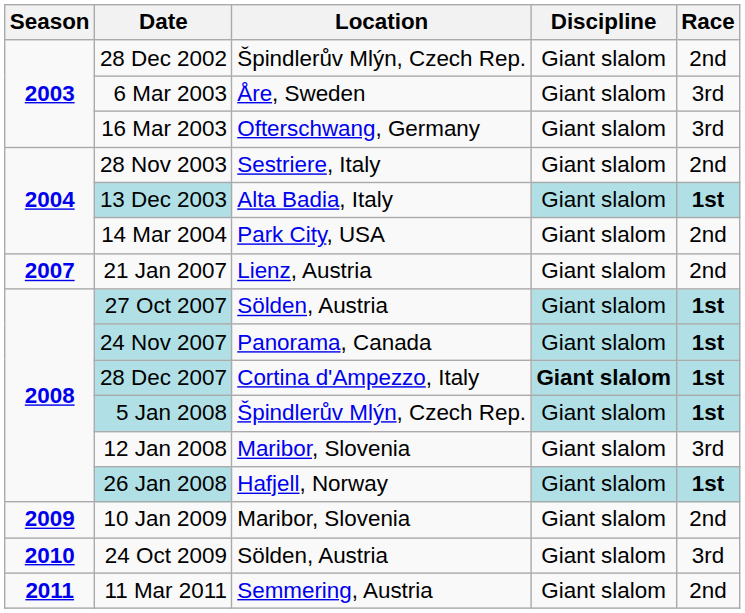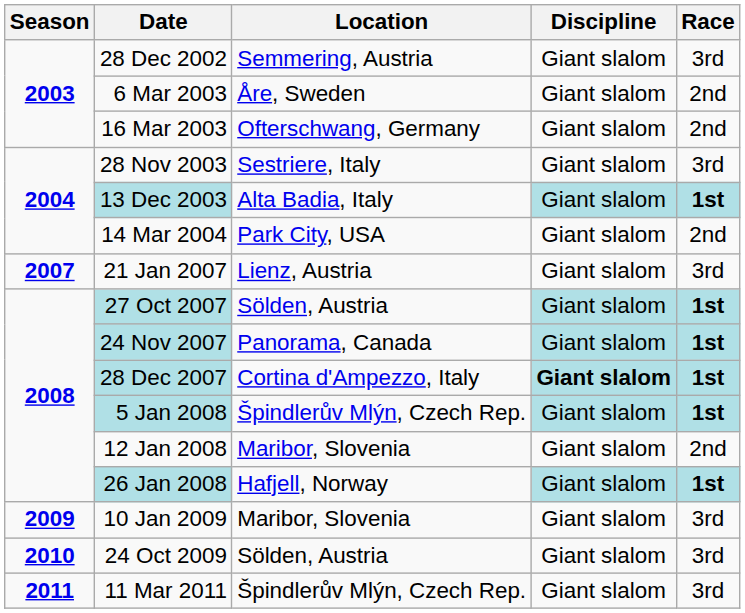(382, 57) Špindlerův Mlýn, Czech Rep. -> (335, 57) Semmering, Austria
(708, 57) 2nd -> (708, 57) 3rd
(708, 93) 3rd -> (708, 93) 2nd
(708, 128) 3rd -> (708, 128) 2nd
(708, 164) 2nd -> (708, 164) 3rd
(708, 270) 2nd -> (708, 270) 3rd
(708, 448) 3rd -> (708, 448) 2nd
(708, 519) 2nd -> (708, 519) 3rd
(335, 590) Semmering, Austria -> (382, 590) Špindlerův Mlýn, Czech Rep.
(708, 590) 2nd -> (708, 590) 3rd
